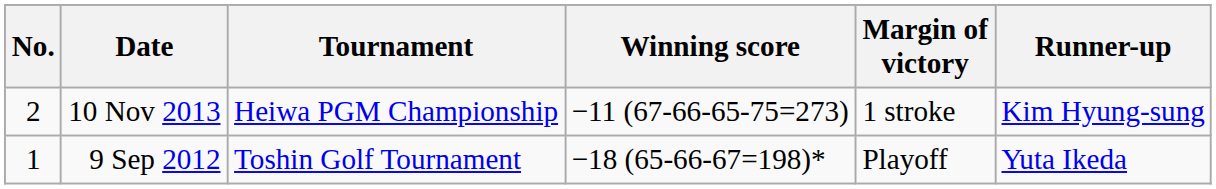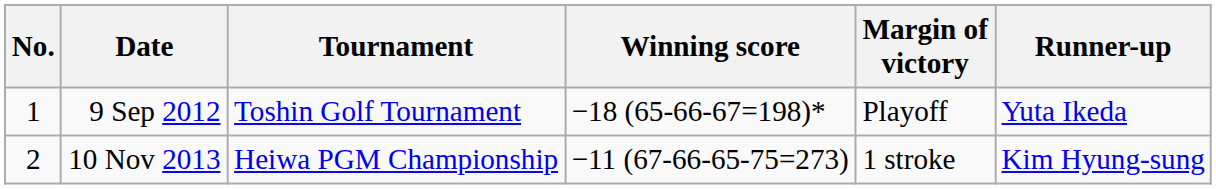rows swapped: (155, 159) <-> (144, 111)
